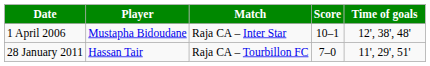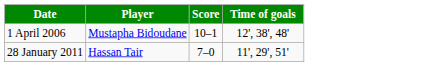- column: (250, 14)
